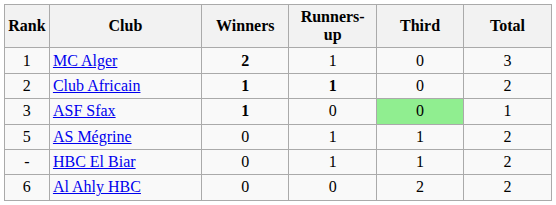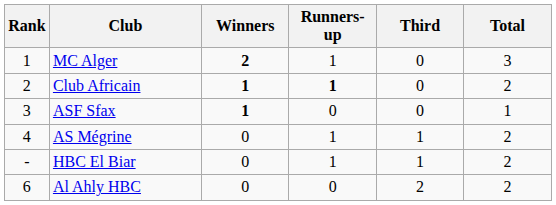(420, 111) lightgreen background -> (420, 111) no background
(27, 136) 5 -> (27, 136) 4
